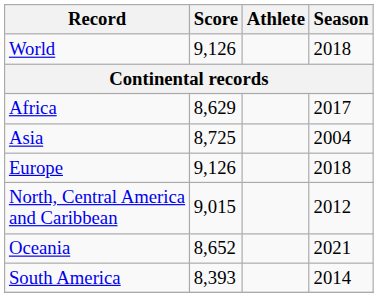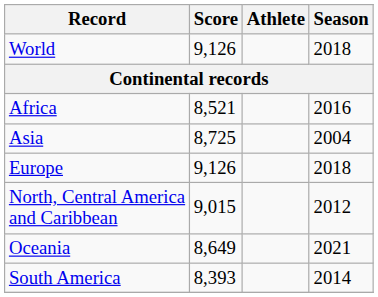(215, 108) 8,629 -> (215, 108) 8,521
(332, 108) 2017 -> (332, 108) 2016
(215, 248) 8,652 -> (215, 248) 8,649
